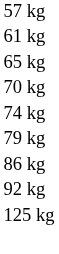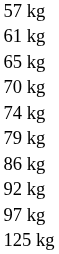+ row: (24, 214)
